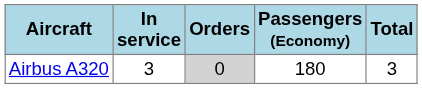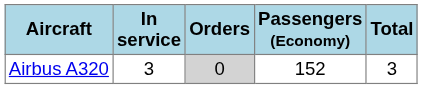(310, 68) 180 -> (310, 68) 152
